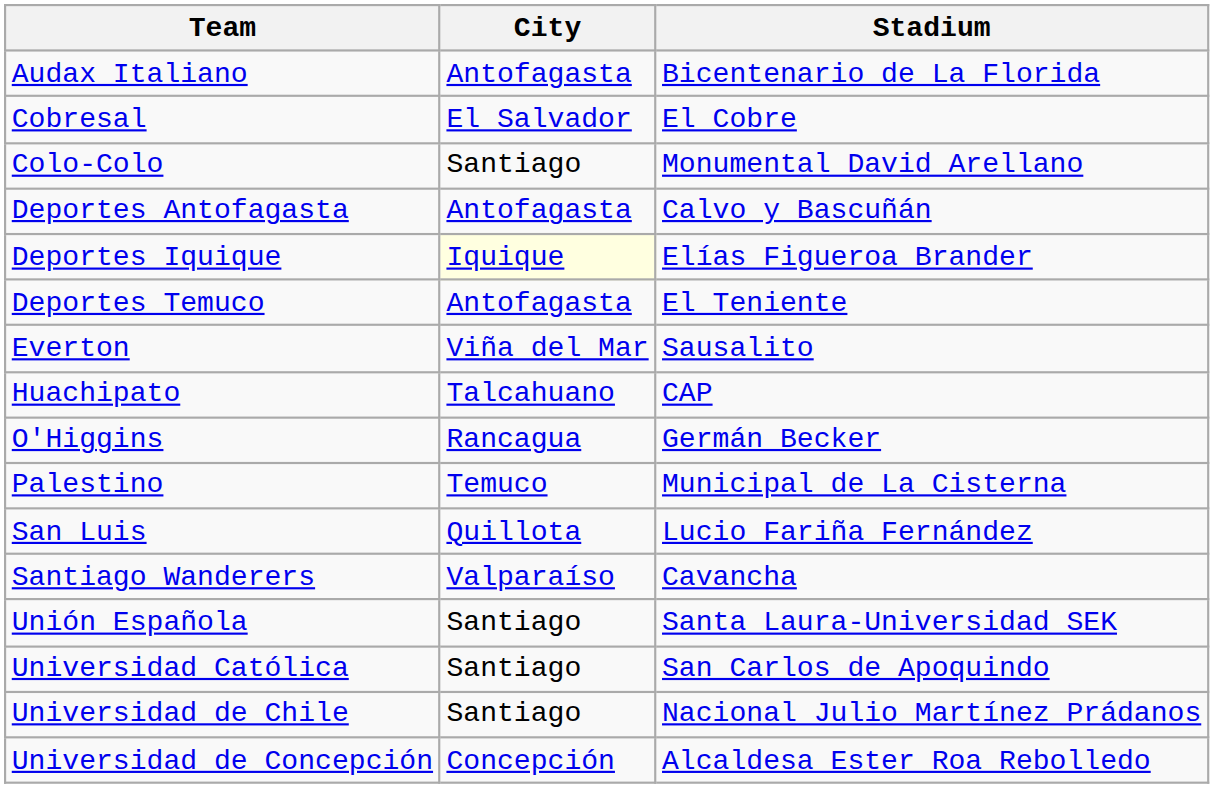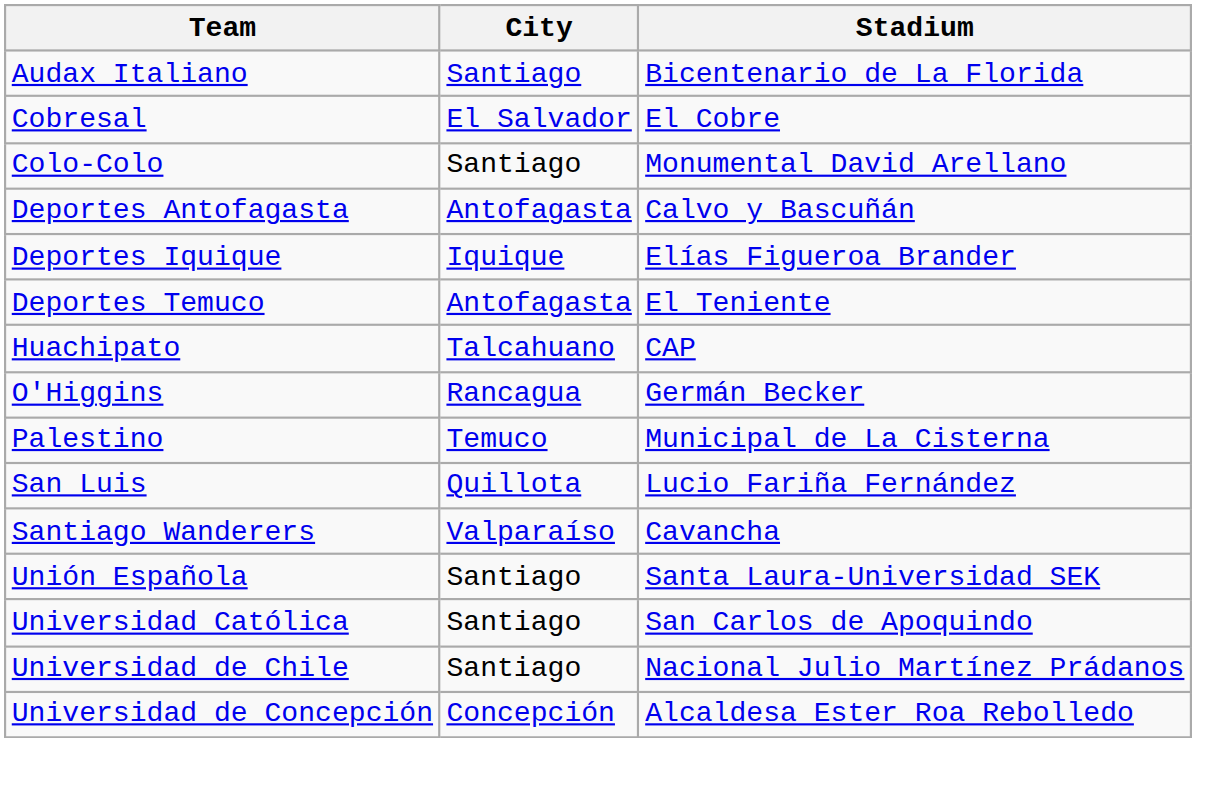(539, 74) Antofagasta -> (514, 74) Santiago
(505, 257) lightyellow background -> (505, 257) no background
- row: (71, 348)
